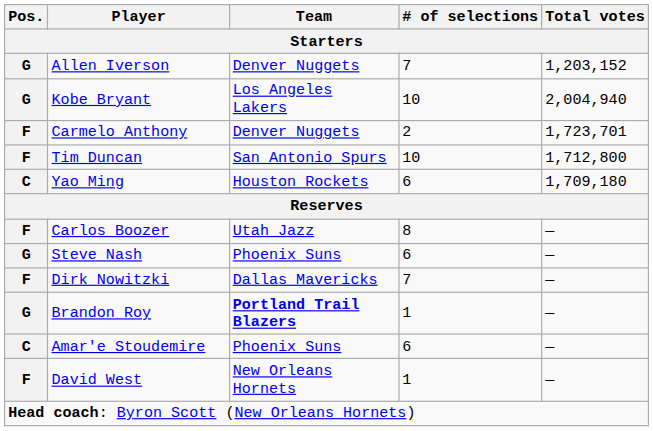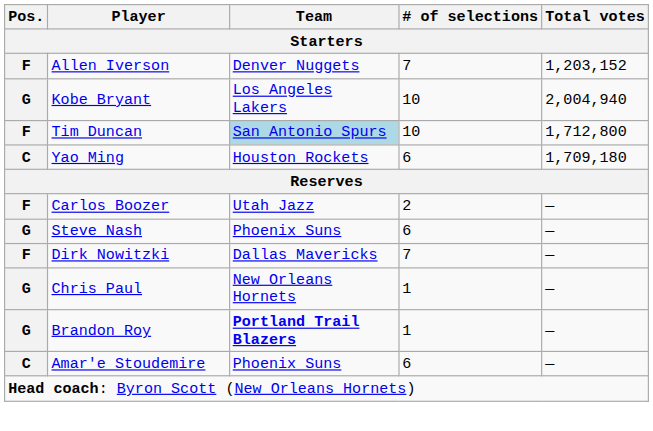(26, 66) G -> (26, 66) F
- row: (119, 133)
(310, 157) no background -> (310, 133) lightblue background
(407, 231) 8 -> (407, 206) 2
+ row: (97, 289)
- row: (97, 380)
